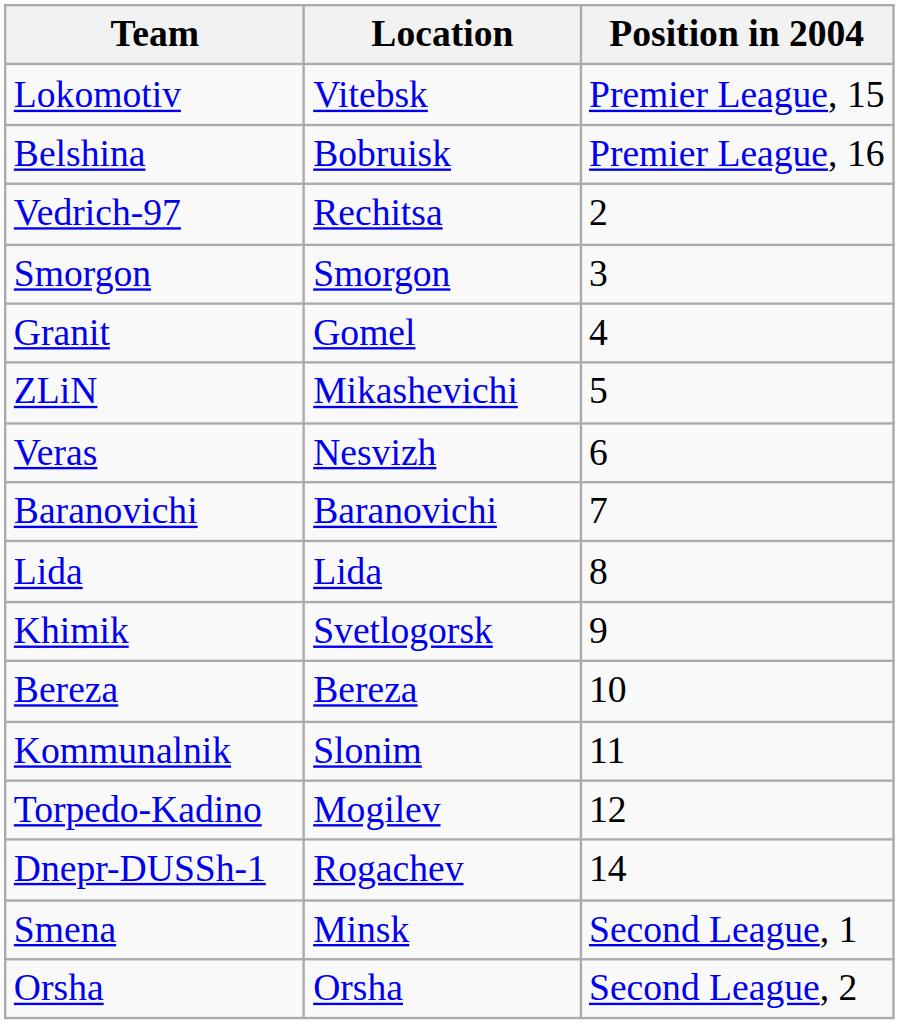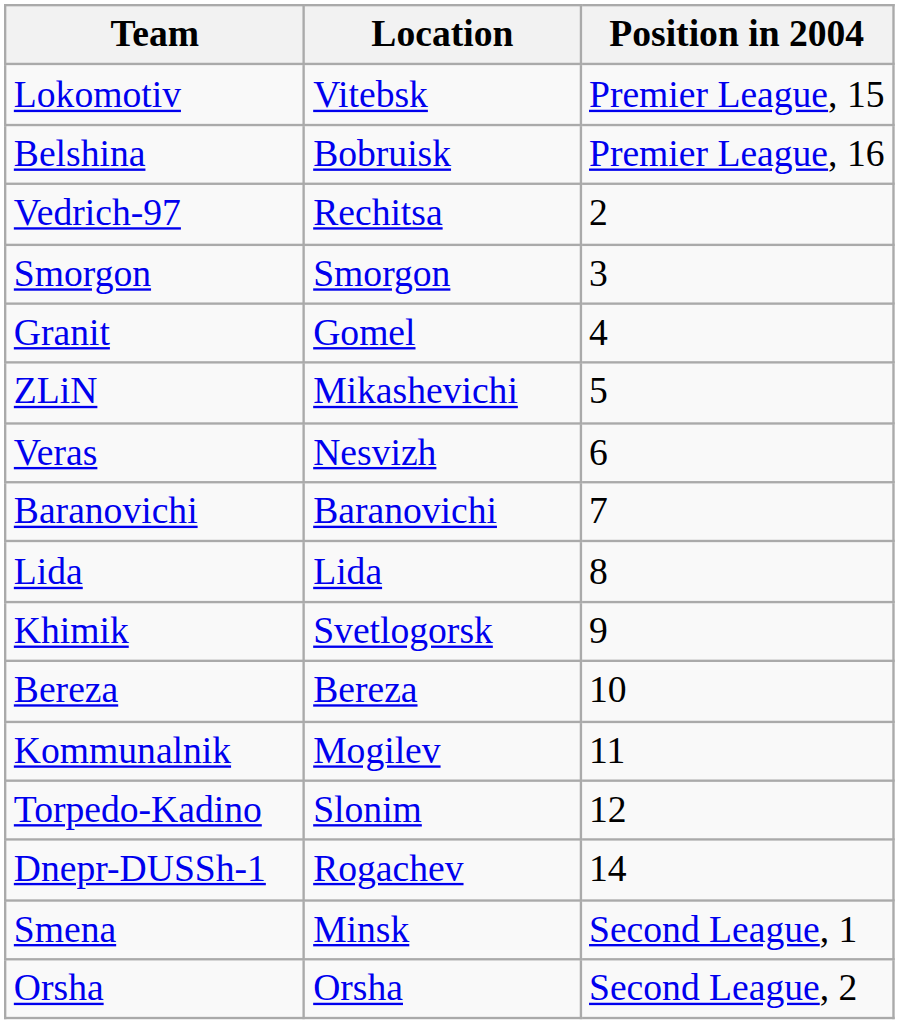(367, 749) Slonim -> (377, 749) Mogilev
(377, 809) Mogilev -> (367, 809) Slonim
